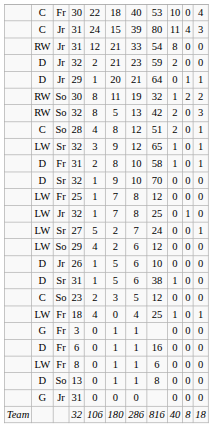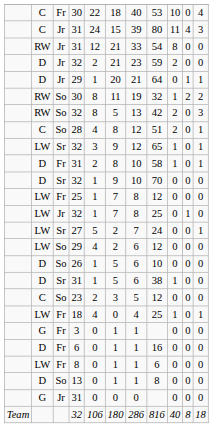(61, 264) Jr -> (61, 264) So
